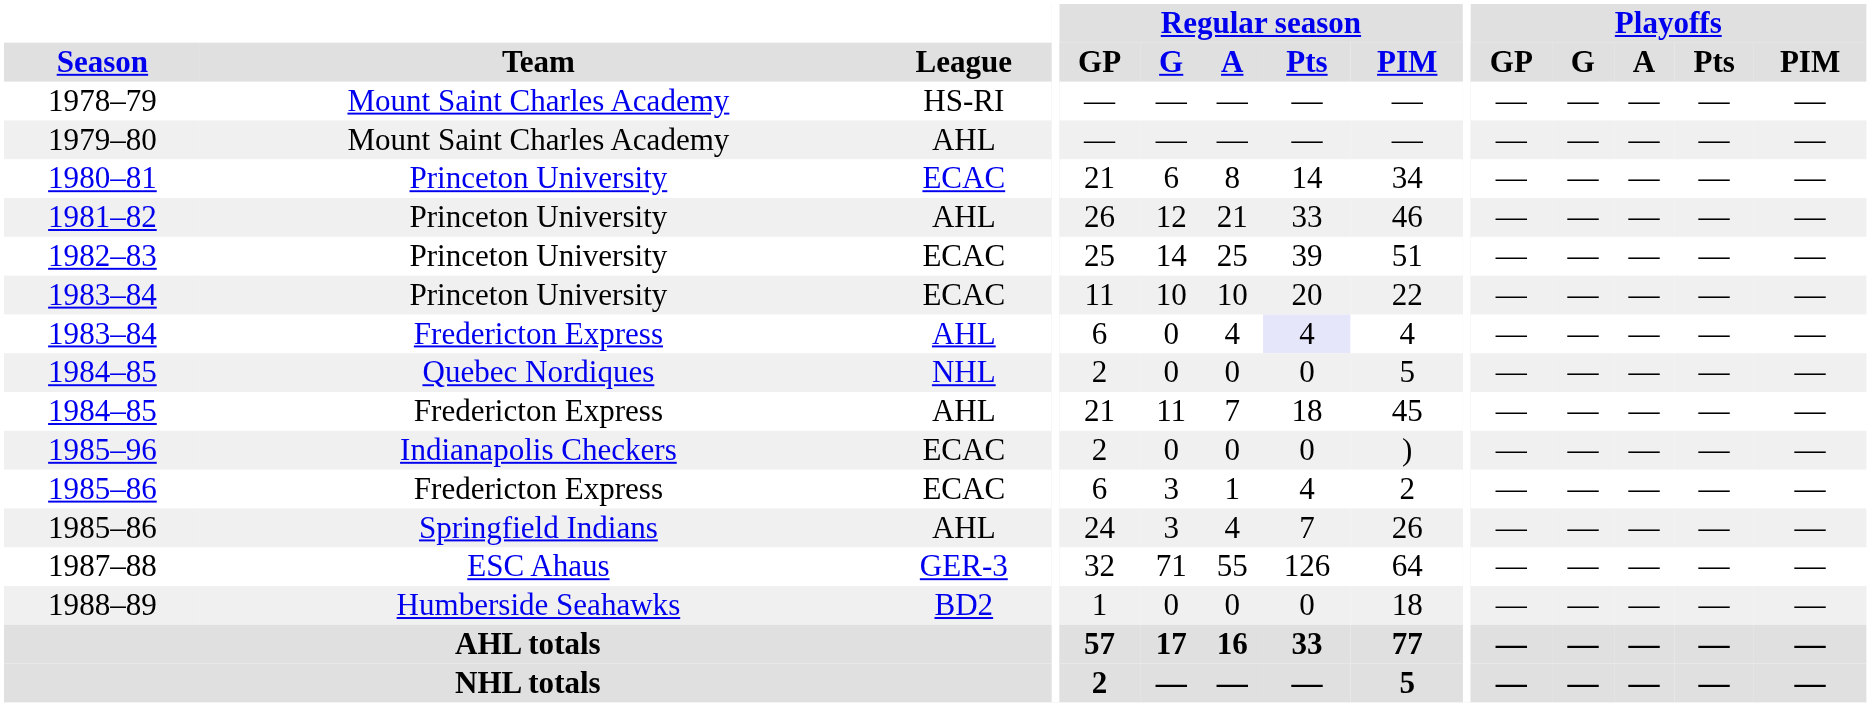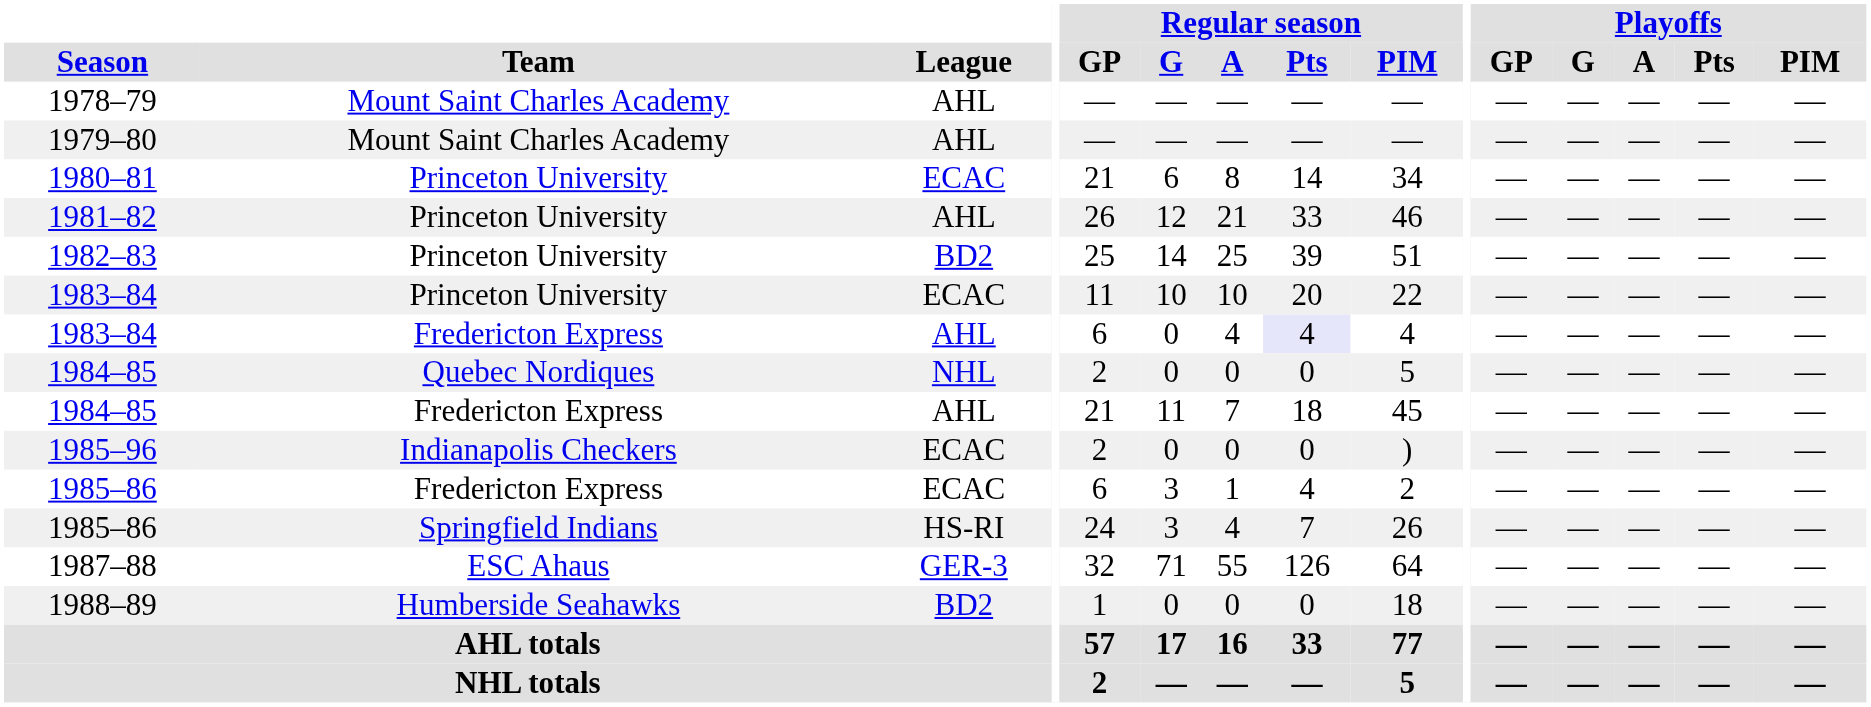(964, 100) HS-RI -> (964, 100) AHL
(964, 255) ECAC -> (964, 255) BD2
(964, 527) AHL -> (964, 527) HS-RI
